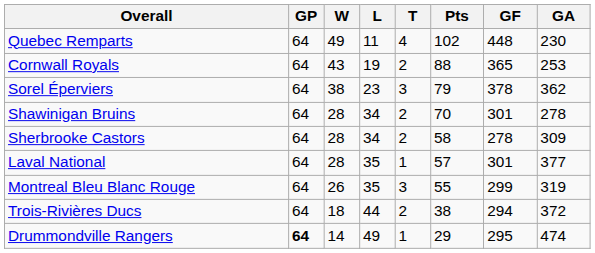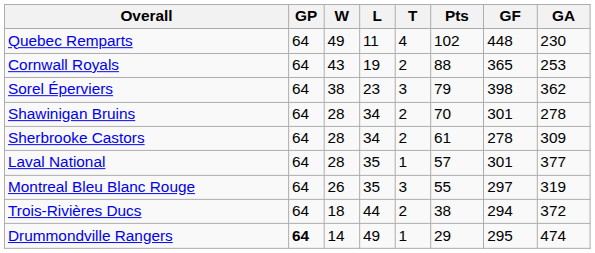(500, 89) 378 -> (500, 89) 398
(442, 138) 58 -> (442, 138) 61
(500, 187) 299 -> (500, 187) 297
